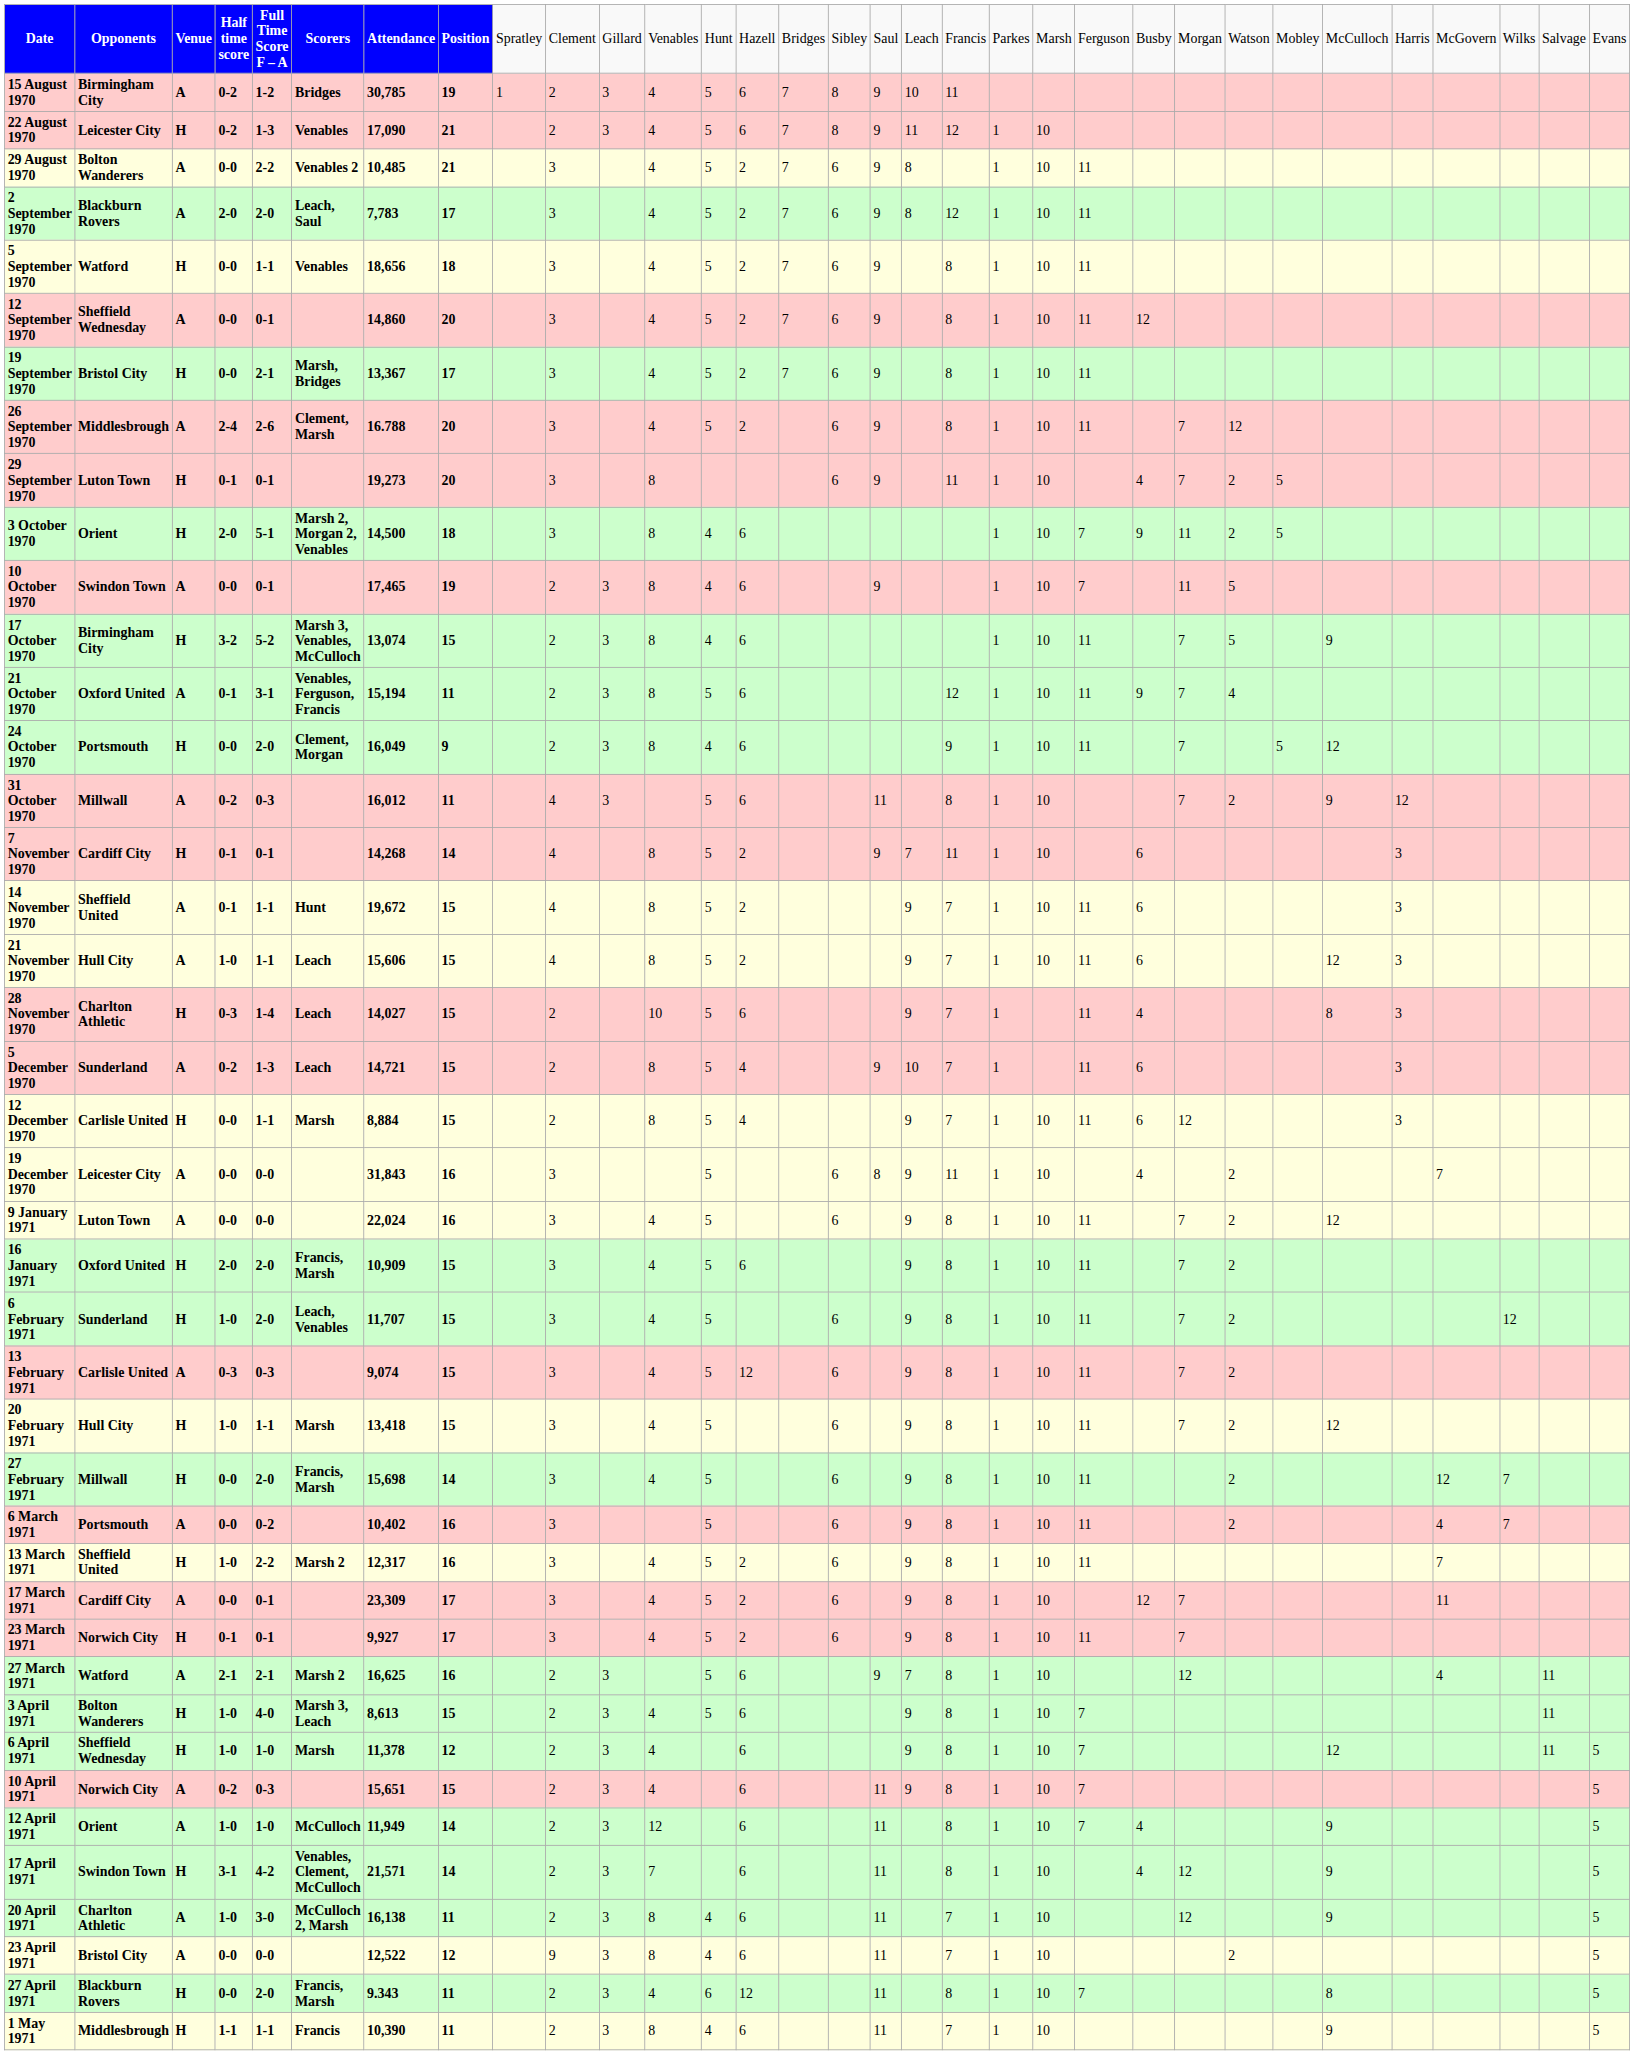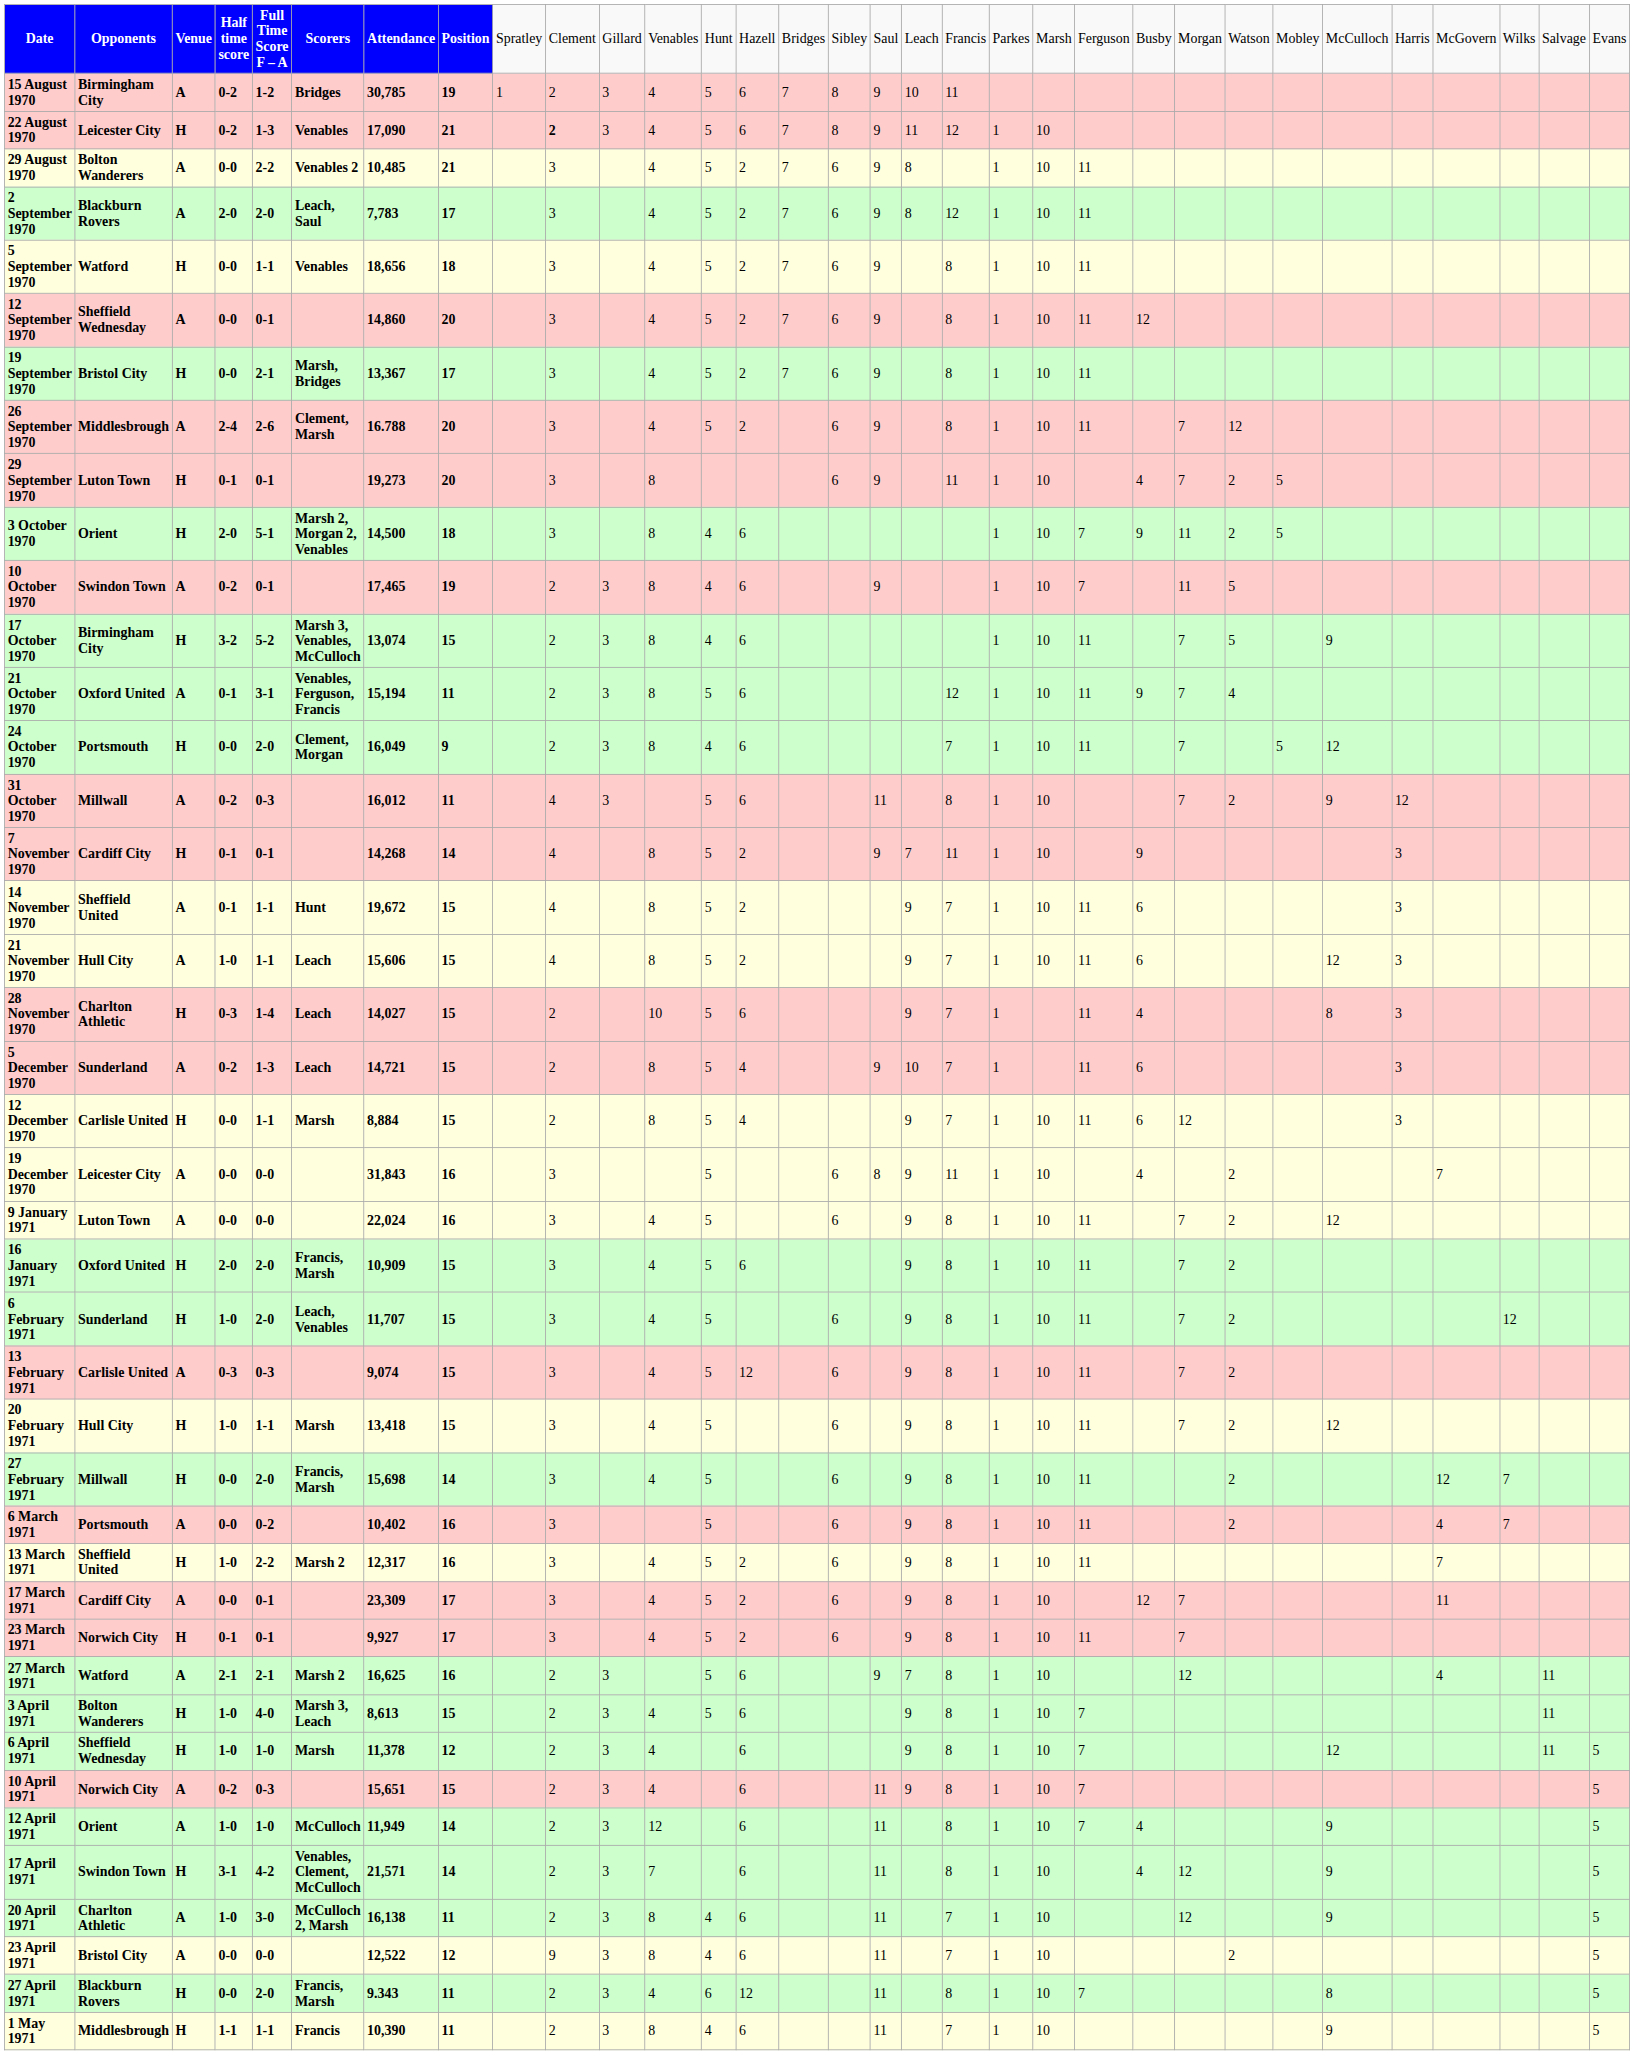(552, 130) normal -> (552, 130) bold
(228, 587) 0-0 -> (228, 587) 0-2
(949, 747) 9 -> (949, 747) 7
(1140, 854) 6 -> (1140, 854) 9
